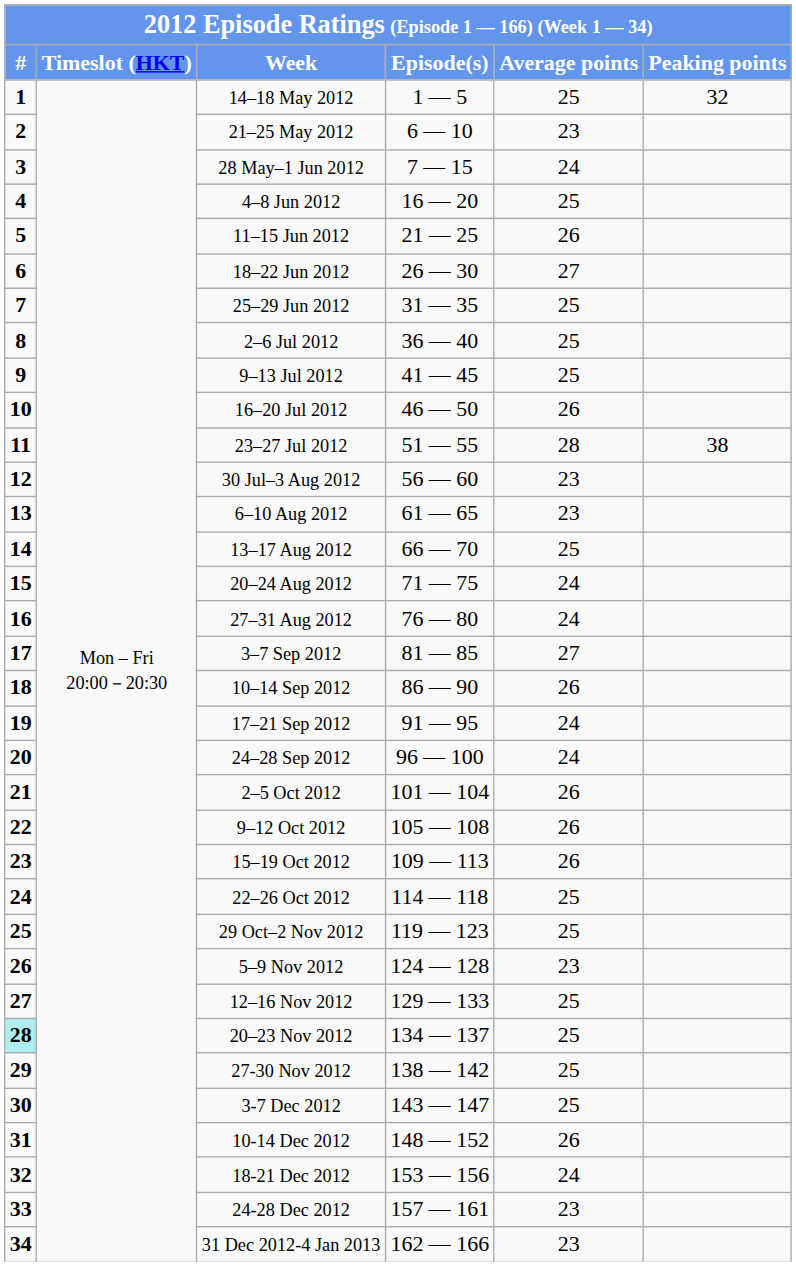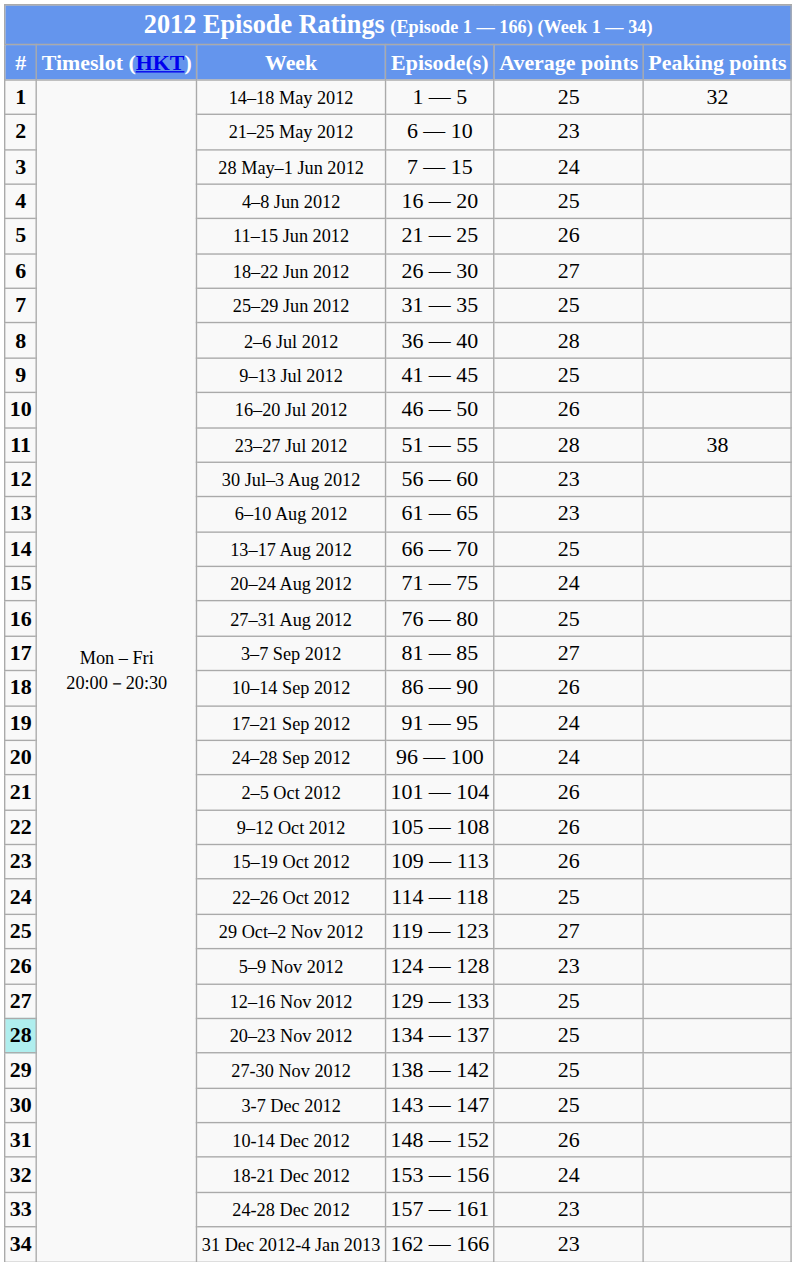(569, 340) 25 -> (569, 340) 28
(569, 618) 24 -> (569, 618) 25
(569, 931) 25 -> (569, 931) 27
